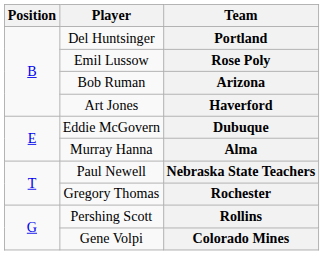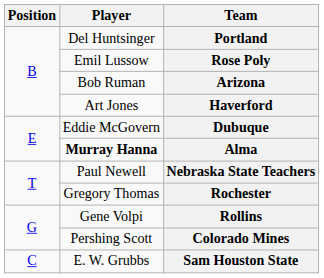(111, 149) normal -> (111, 149) bold
(111, 216) Pershing Scott -> (111, 216) Gene Volpi
(111, 238) Gene Volpi -> (111, 238) Pershing Scott
+ row: (241, 261)
